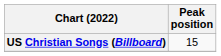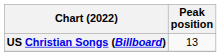(192, 42) 15 -> (192, 42) 13
